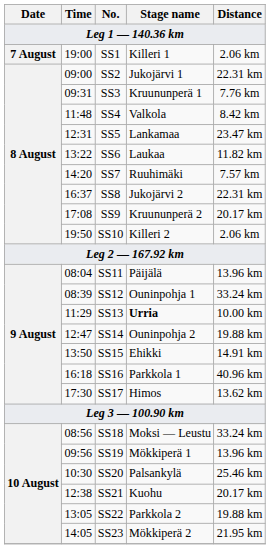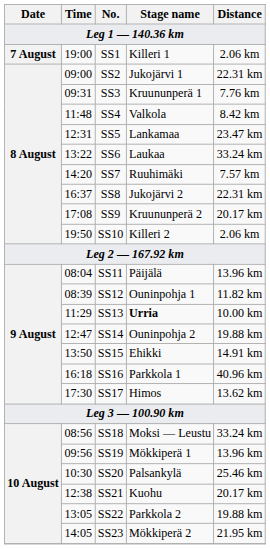(240, 153) 11.82 km -> (240, 153) 33.24 km
(240, 293) 33.24 km -> (240, 293) 11.82 km
